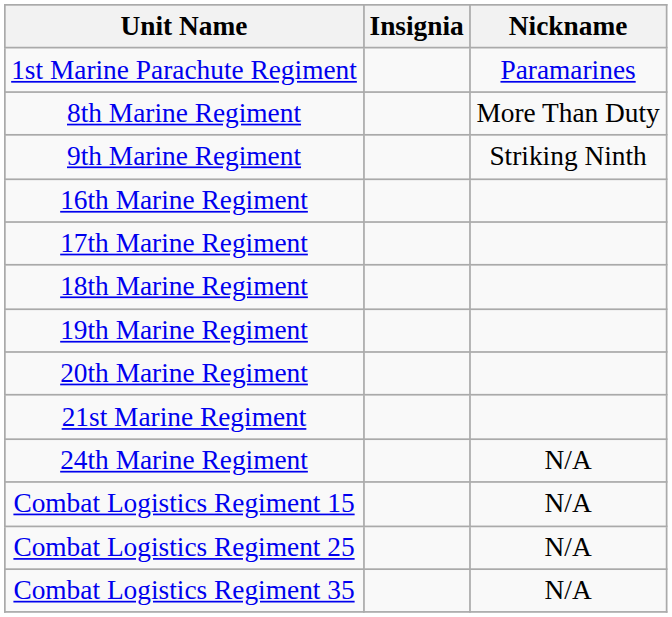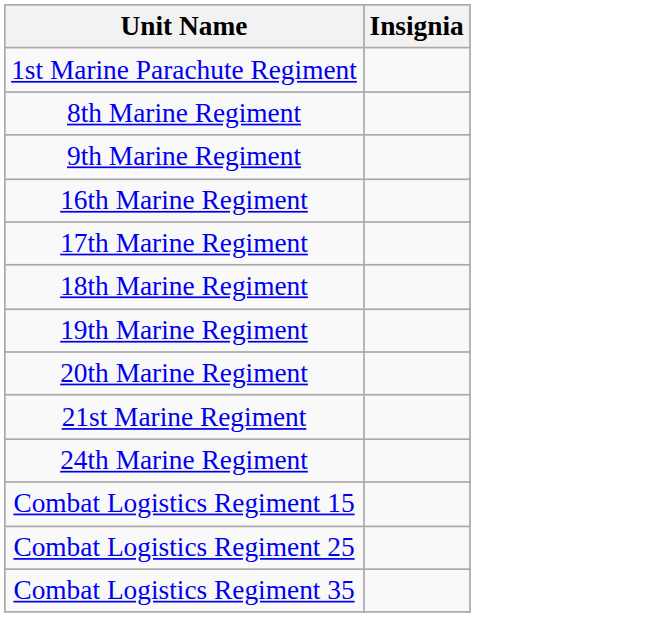- column: (568, 26)
